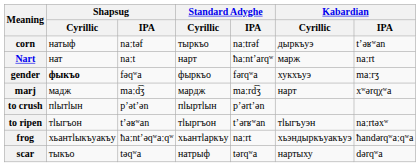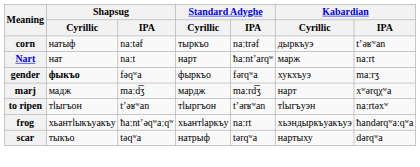- row: (25, 106)
